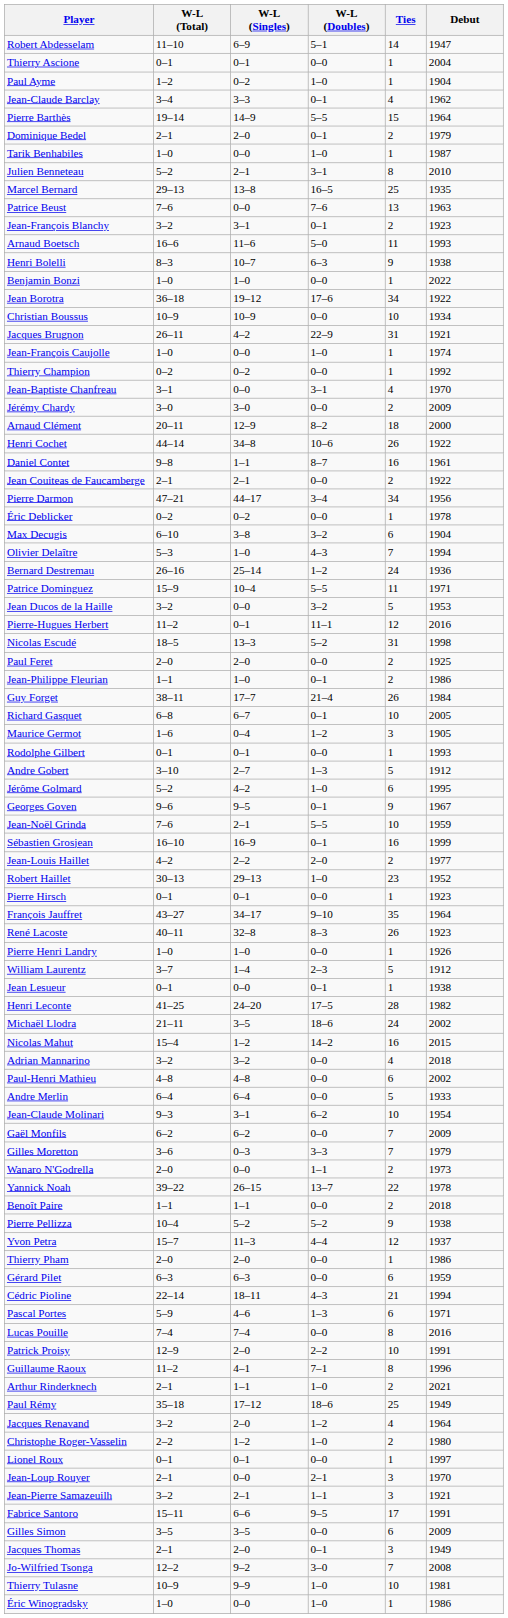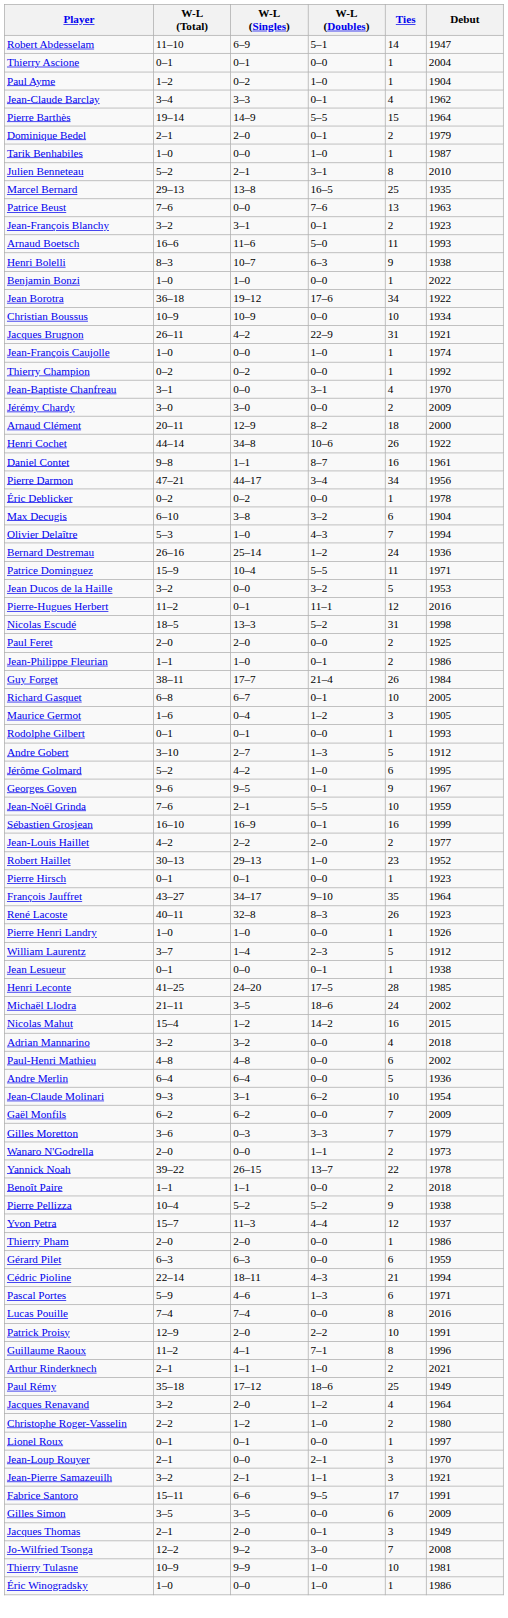- row: (76, 479)
(440, 1005) 1982 -> (440, 987) 1985
(440, 1096) 1933 -> (440, 1077) 1936
